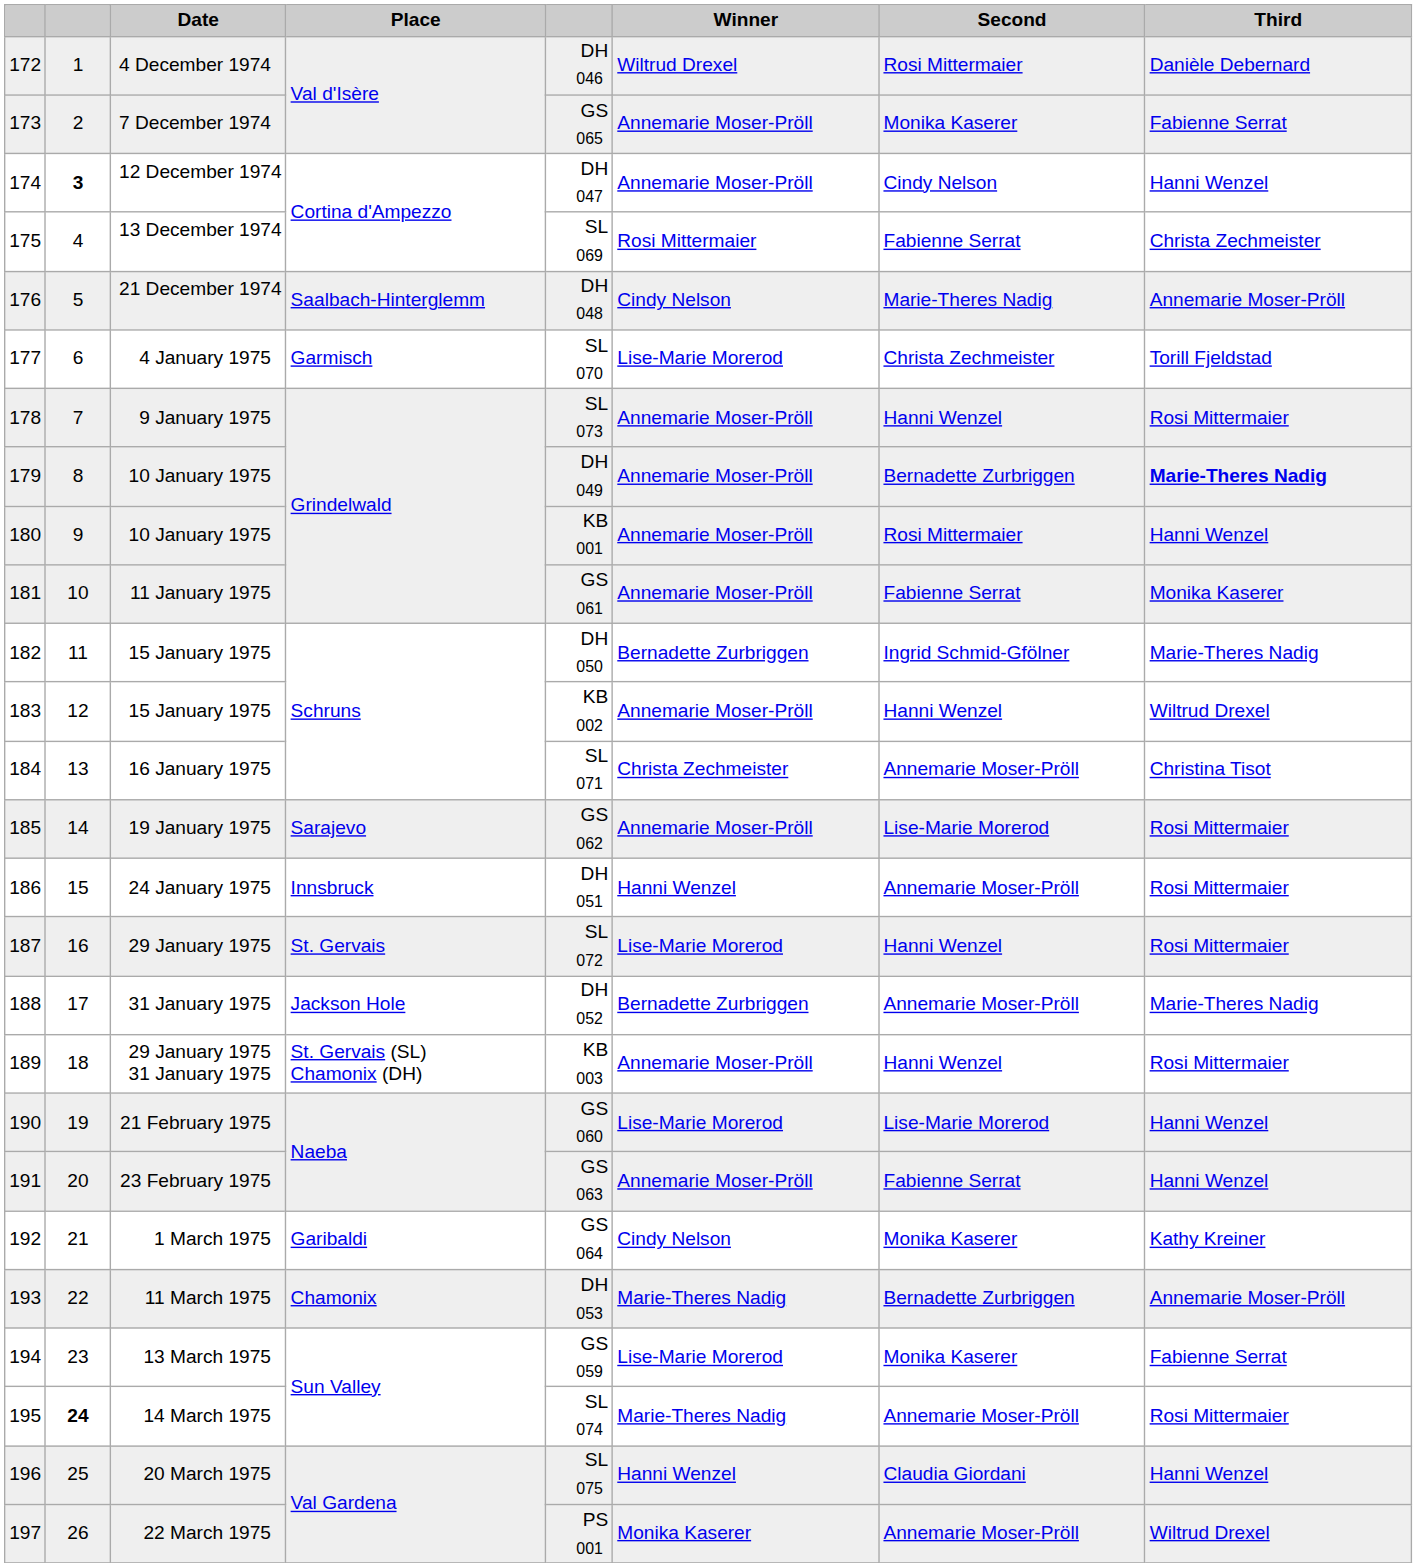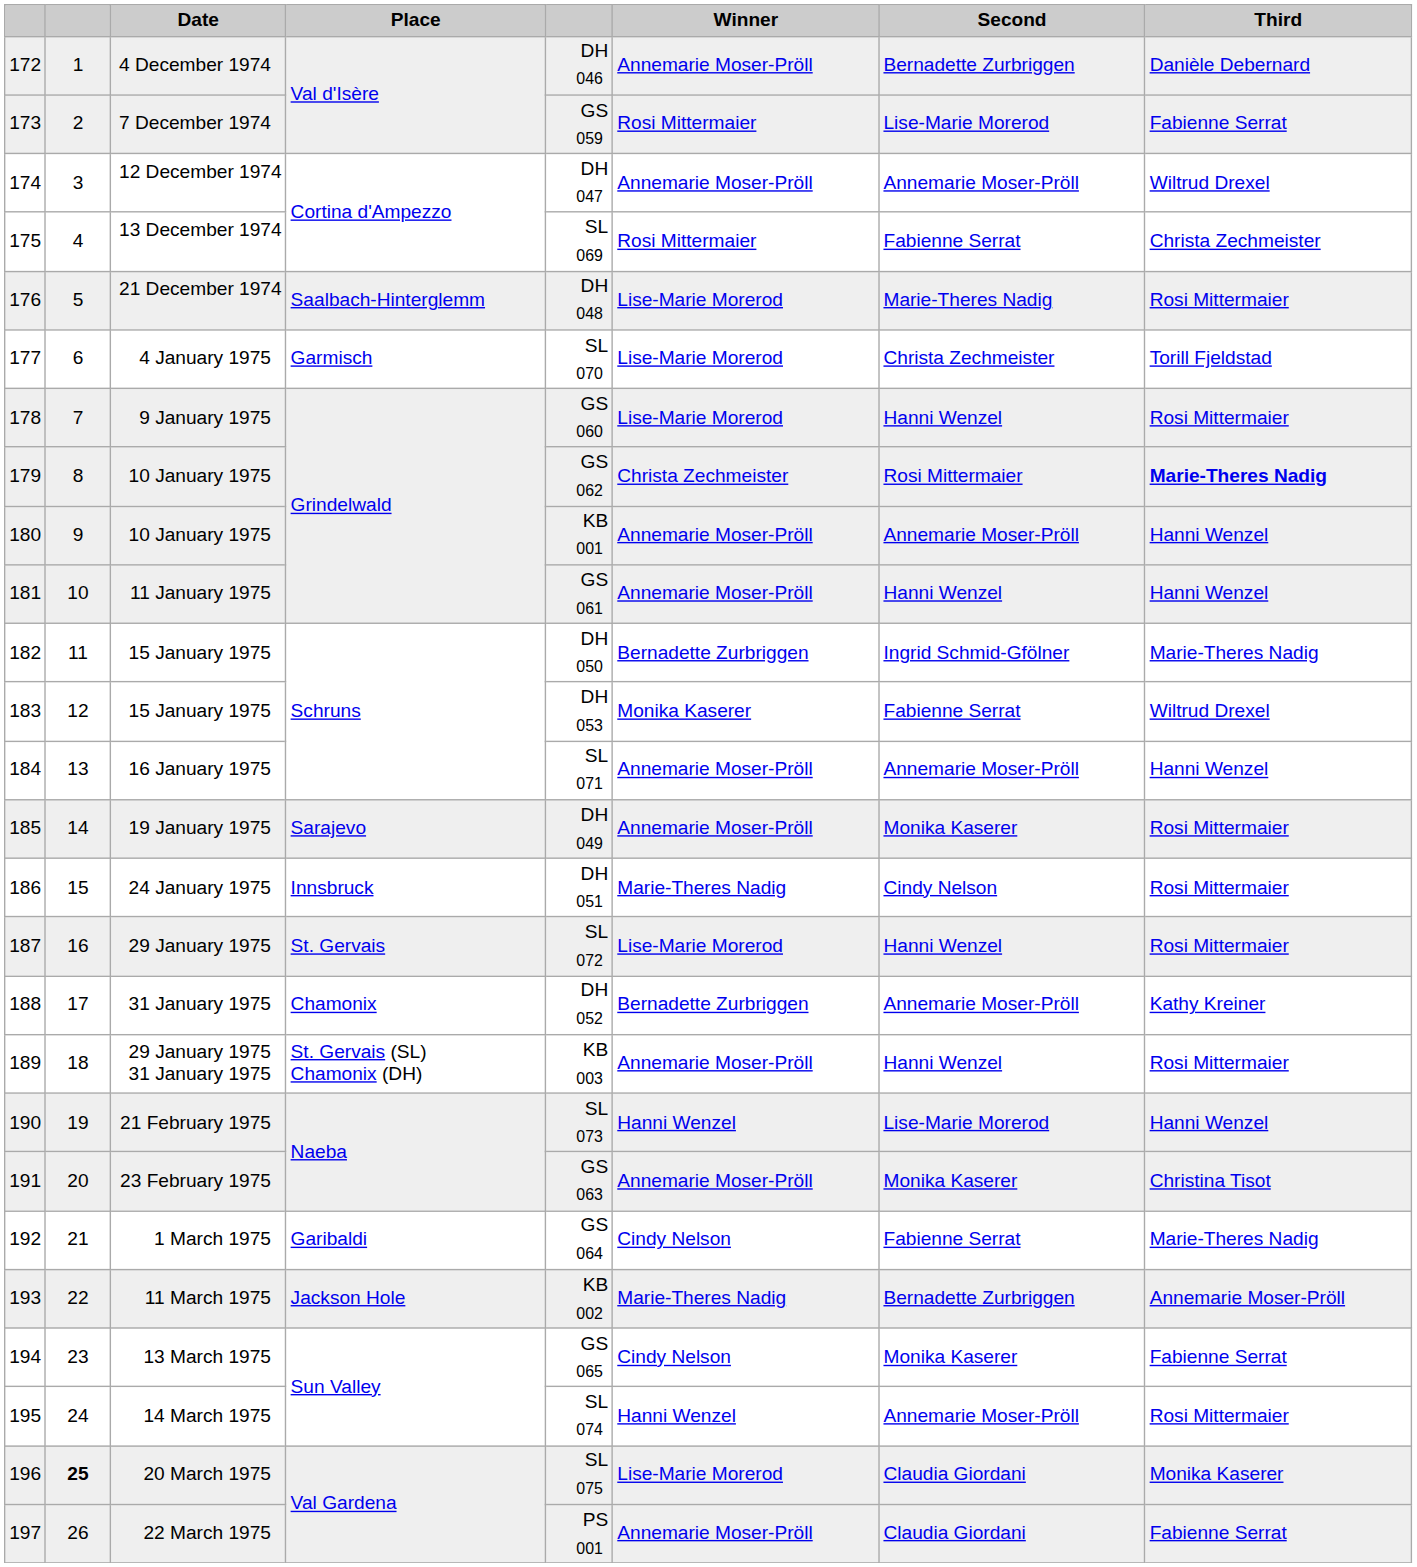(677, 64) Wiltrud Drexel -> (715, 64) Annemarie Moser-Pröll
(953, 64) Rosi Mittermaier -> (979, 64) Bernadette Zurbriggen
(592, 122) GS 065 -> (592, 122) GS 059
(715, 123) Annemarie Moser-Pröll -> (687, 123) Rosi Mittermaier
(950, 123) Monika Kaserer -> (966, 123) Lise-Marie Morerod
(78, 182) bold -> (78, 182) normal
(940, 182) Cindy Nelson -> (981, 182) Annemarie Moser-Pröll
(1209, 182) Hanni Wenzel -> (1210, 182) Wiltrud Drexel
(674, 299) Cindy Nelson -> (700, 299) Lise-Marie Morerod
(1247, 299) Annemarie Moser-Pröll -> (1219, 299) Rosi Mittermaier
(592, 416) SL 073 -> (592, 416) GS 060
(715, 417) Annemarie Moser-Pröll -> (700, 417) Lise-Marie Morerod
(592, 475) DH 049 -> (592, 475) GS 062
(715, 475) Annemarie Moser-Pröll -> (703, 475) Christa Zechmeister
(979, 475) Bernadette Zurbriggen -> (953, 475) Rosi Mittermaier
(953, 534) Rosi Mittermaier -> (981, 534) Annemarie Moser-Pröll
(952, 593) Fabienne Serrat -> (943, 593) Hanni Wenzel
(1217, 593) Monika Kaserer -> (1209, 593) Hanni Wenzel
(592, 710) KB 002 -> (592, 710) DH 053
(715, 710) Annemarie Moser-Pröll -> (684, 710) Monika Kaserer
(943, 710) Hanni Wenzel -> (952, 710) Fabienne Serrat
(703, 769) Christa Zechmeister -> (715, 769) Annemarie Moser-Pröll
(1210, 769) Christina Tisot -> (1209, 769) Hanni Wenzel
(592, 827) GS 062 -> (592, 827) DH 049
(966, 828) Lise-Marie Morerod -> (950, 828) Monika Kaserer
(677, 887) Hanni Wenzel -> (702, 887) Marie-Theres Nadig
(981, 887) Annemarie Moser-Pröll -> (940, 887) Cindy Nelson
(348, 1004) Jackson Hole -> (334, 1004) Chamonix
(1234, 1004) Marie-Theres Nadig -> (1208, 1004) Kathy Kreiner
(592, 1121) GS 060 -> (592, 1121) SL 073
(700, 1121) Lise-Marie Morerod -> (677, 1121) Hanni Wenzel
(952, 1180) Fabienne Serrat -> (950, 1180) Monika Kaserer
(1209, 1180) Hanni Wenzel -> (1210, 1180) Christina Tisot
(950, 1239) Monika Kaserer -> (952, 1239) Fabienne Serrat
(1208, 1239) Kathy Kreiner -> (1234, 1239) Marie-Theres Nadig
(334, 1298) Chamonix -> (348, 1298) Jackson Hole
(592, 1297) DH 053 -> (592, 1297) KB 002
(592, 1356) GS 059 -> (592, 1356) GS 065
(700, 1356) Lise-Marie Morerod -> (674, 1356) Cindy Nelson
(78, 1415) bold -> (78, 1415) normal
(702, 1415) Marie-Theres Nadig -> (677, 1415) Hanni Wenzel
(78, 1474) normal -> (78, 1474) bold
(677, 1474) Hanni Wenzel -> (700, 1474) Lise-Marie Morerod
(1209, 1474) Hanni Wenzel -> (1217, 1474) Monika Kaserer
(684, 1533) Monika Kaserer -> (715, 1533) Annemarie Moser-Pröll
(981, 1533) Annemarie Moser-Pröll -> (955, 1533) Claudia Giordani
(1210, 1533) Wiltrud Drexel -> (1218, 1533) Fabienne Serrat
